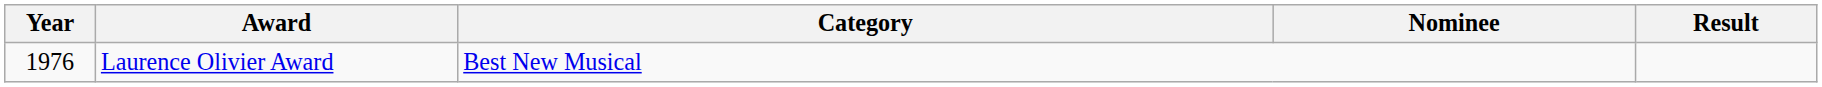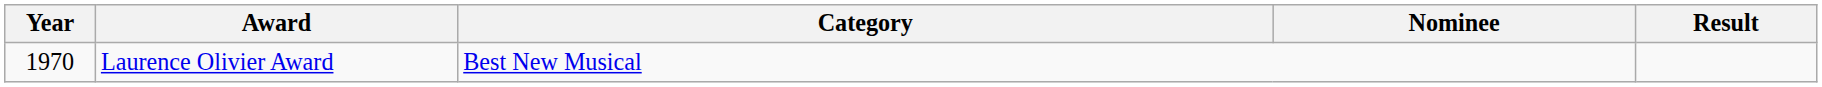(50, 61) 1976 -> (50, 61) 1970
